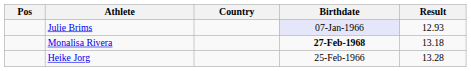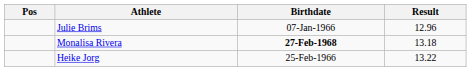- column: (237, 12)
(339, 27) lavender background -> (311, 27) no background
(433, 27) 12.93 -> (425, 27) 12.96
(433, 58) 13.28 -> (425, 58) 13.22
